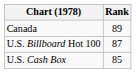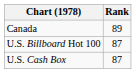(117, 60) 85 -> (117, 60) 87
